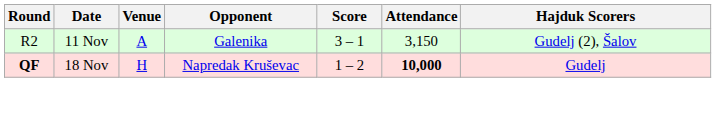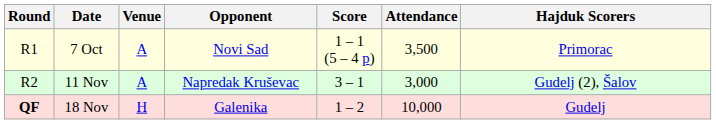+ row: (86, 49)
(241, 41) Galenika -> (241, 82) Napredak Kruševac
(421, 41) 3,150 -> (421, 82) 3,000
(241, 65) Napredak Kruševac -> (241, 107) Galenika
(421, 65) bold -> (421, 107) normal
